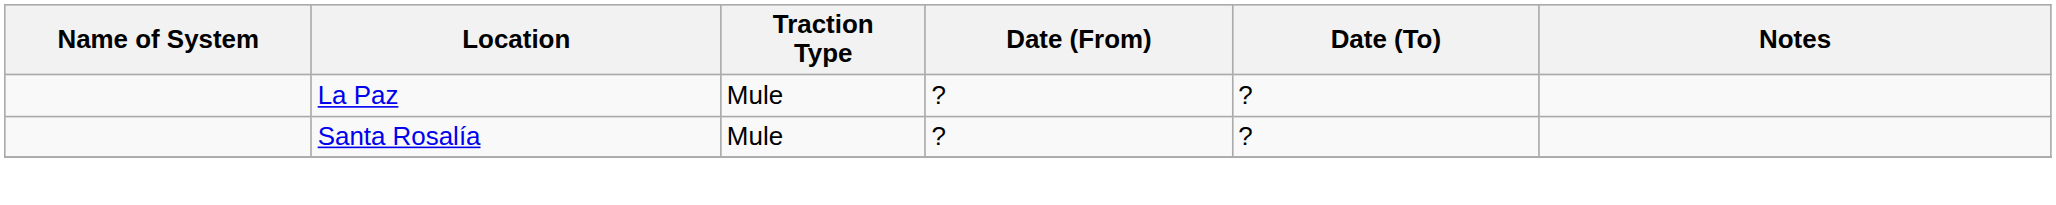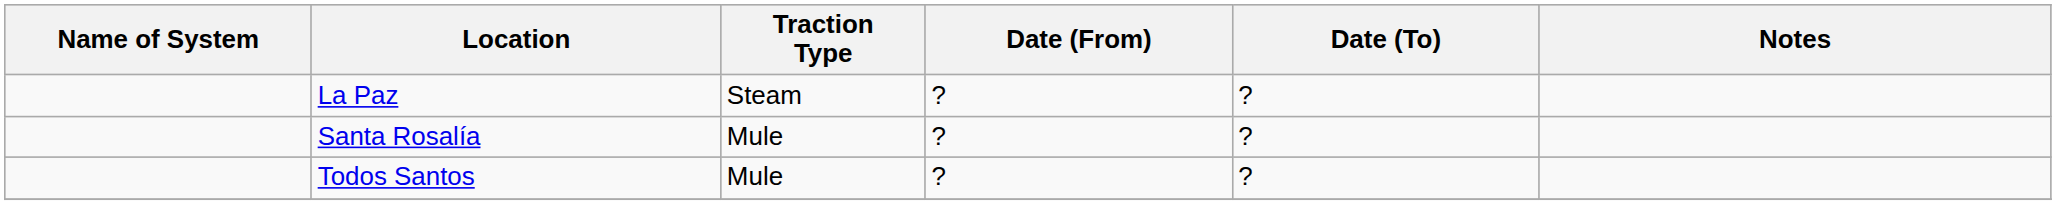(755, 95) Mule -> (764, 95) Steam
+ row: (396, 177)
